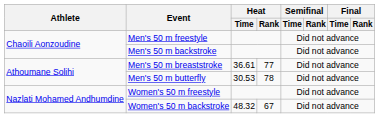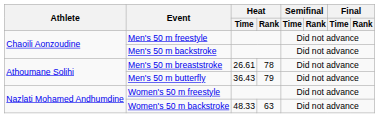(244, 65) 36.61 -> (244, 65) 26.61
(269, 65) 77 -> (269, 65) 78
(244, 79) 30.53 -> (244, 79) 36.43
(269, 79) 78 -> (269, 79) 79
(244, 106) 48.32 -> (244, 106) 48.33
(269, 106) 67 -> (269, 106) 63
